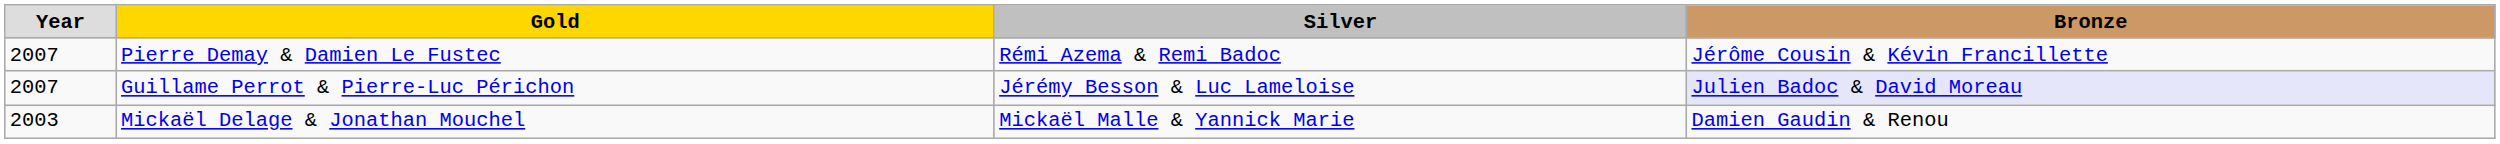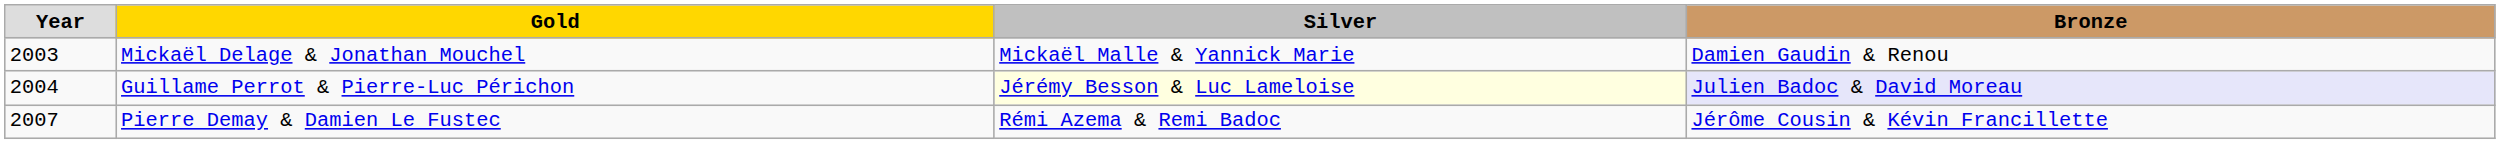rows swapped: (323, 121) <-> (311, 55)
(34, 88) 2007 -> (34, 88) 2004
(1177, 88) no background -> (1177, 88) lightyellow background
